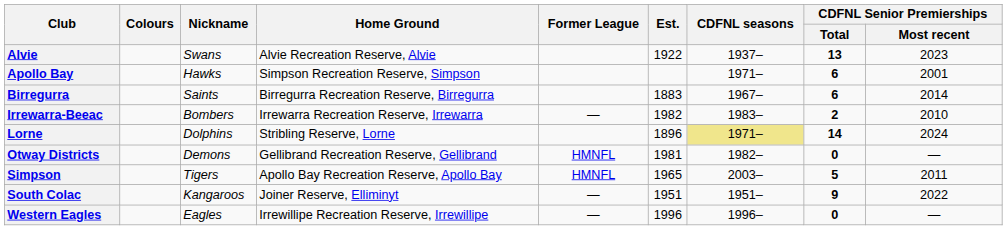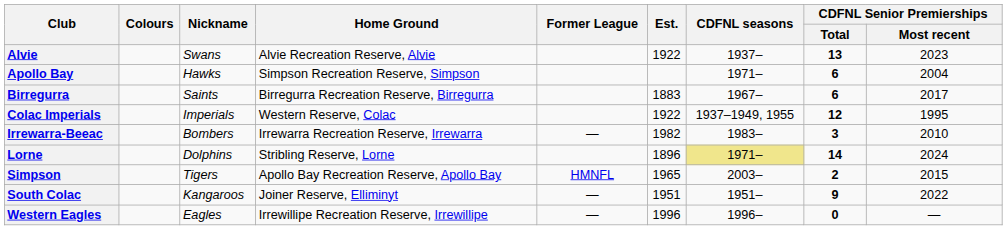(934, 74) 2001 -> (934, 74) 2004
(934, 94) 2014 -> (934, 94) 2017
+ row: (54, 114)
(835, 114) 2 -> (835, 134) 3
- row: (53, 154)
(835, 174) 5 -> (835, 174) 2
(934, 174) 2011 -> (934, 174) 2015
